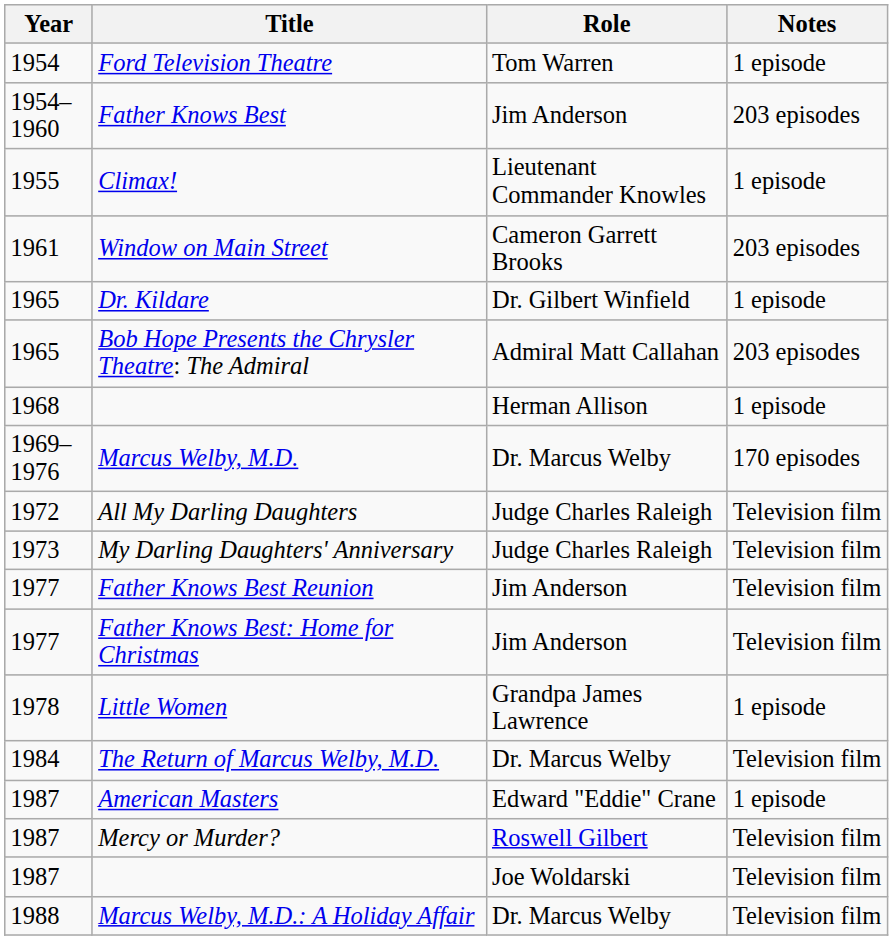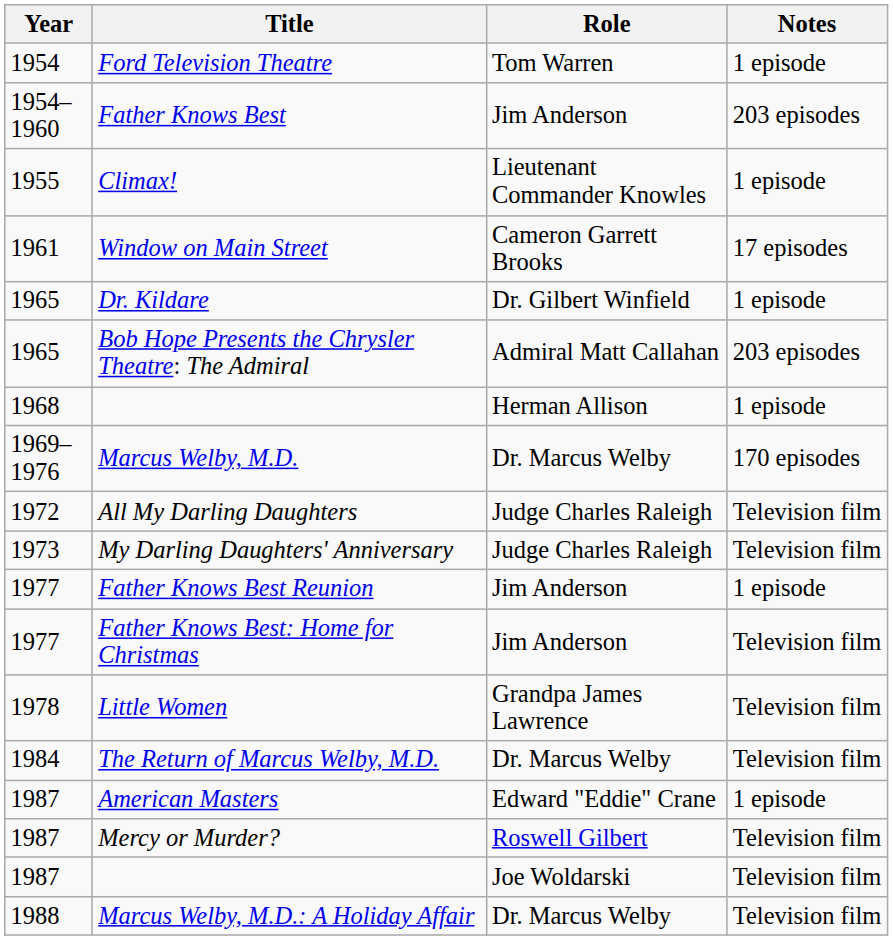(796, 248) 203 episodes -> (790, 248) 17 episodes
(807, 588) Television film -> (779, 588) 1 episode
(779, 707) 1 episode -> (807, 707) Television film
